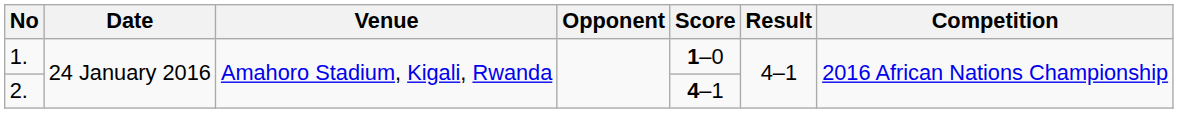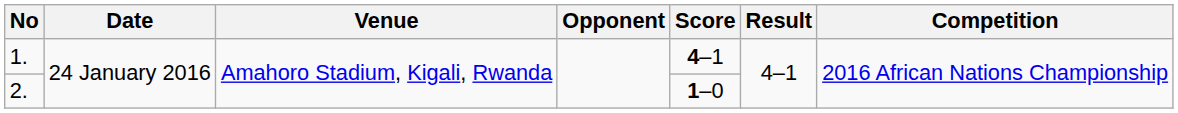(705, 56) 1–0 -> (705, 56) 4–1
(705, 90) 4–1 -> (705, 90) 1–0
